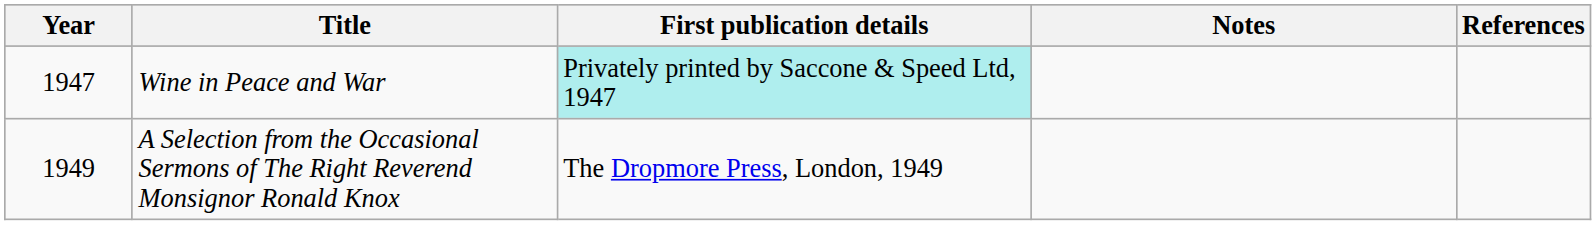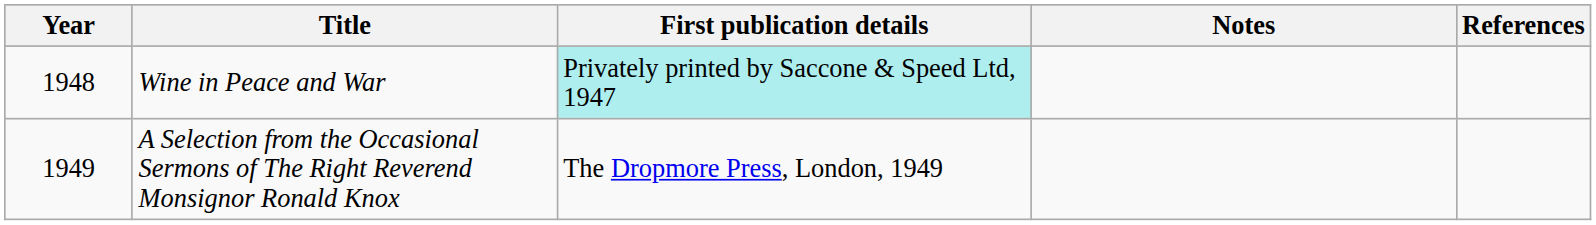(69, 82) 1947 -> (69, 82) 1948
